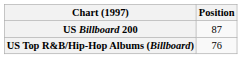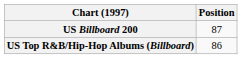(217, 45) 76 -> (217, 45) 86
